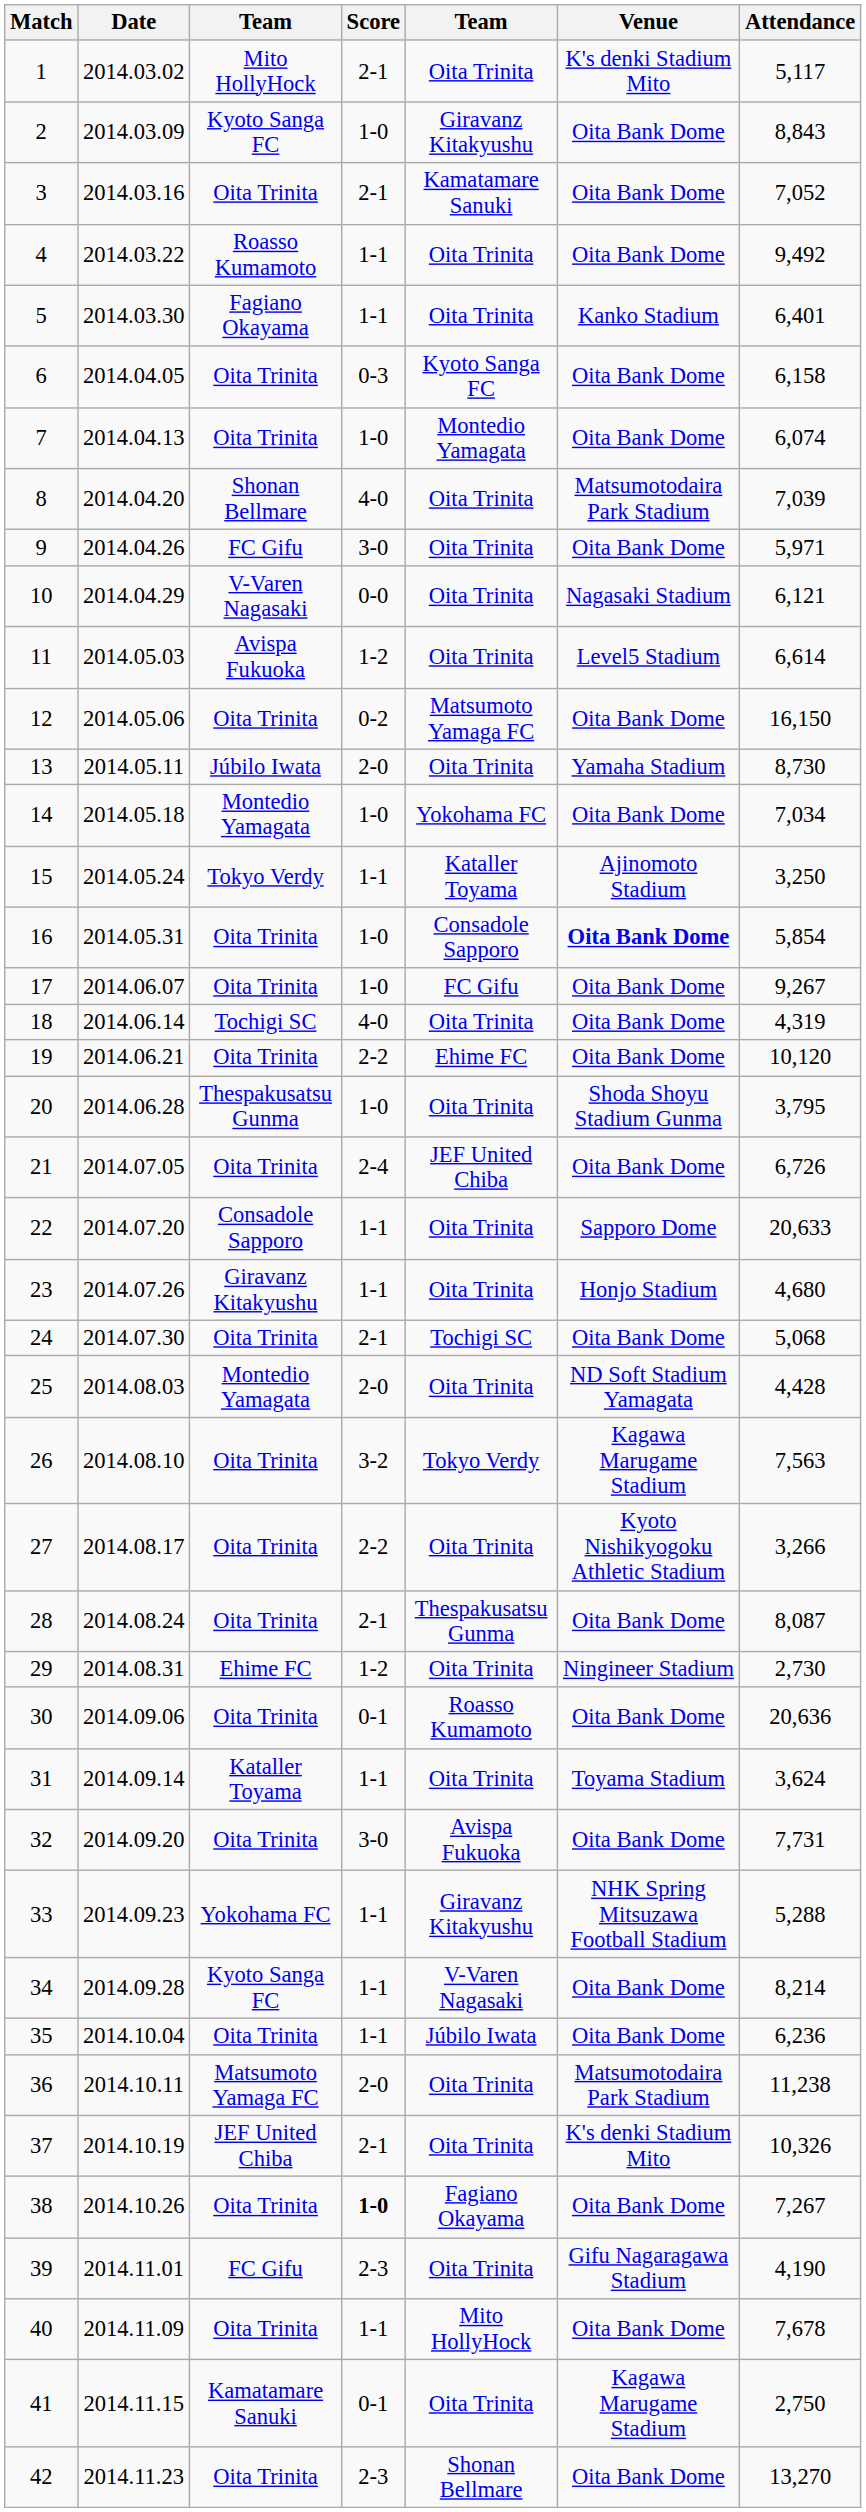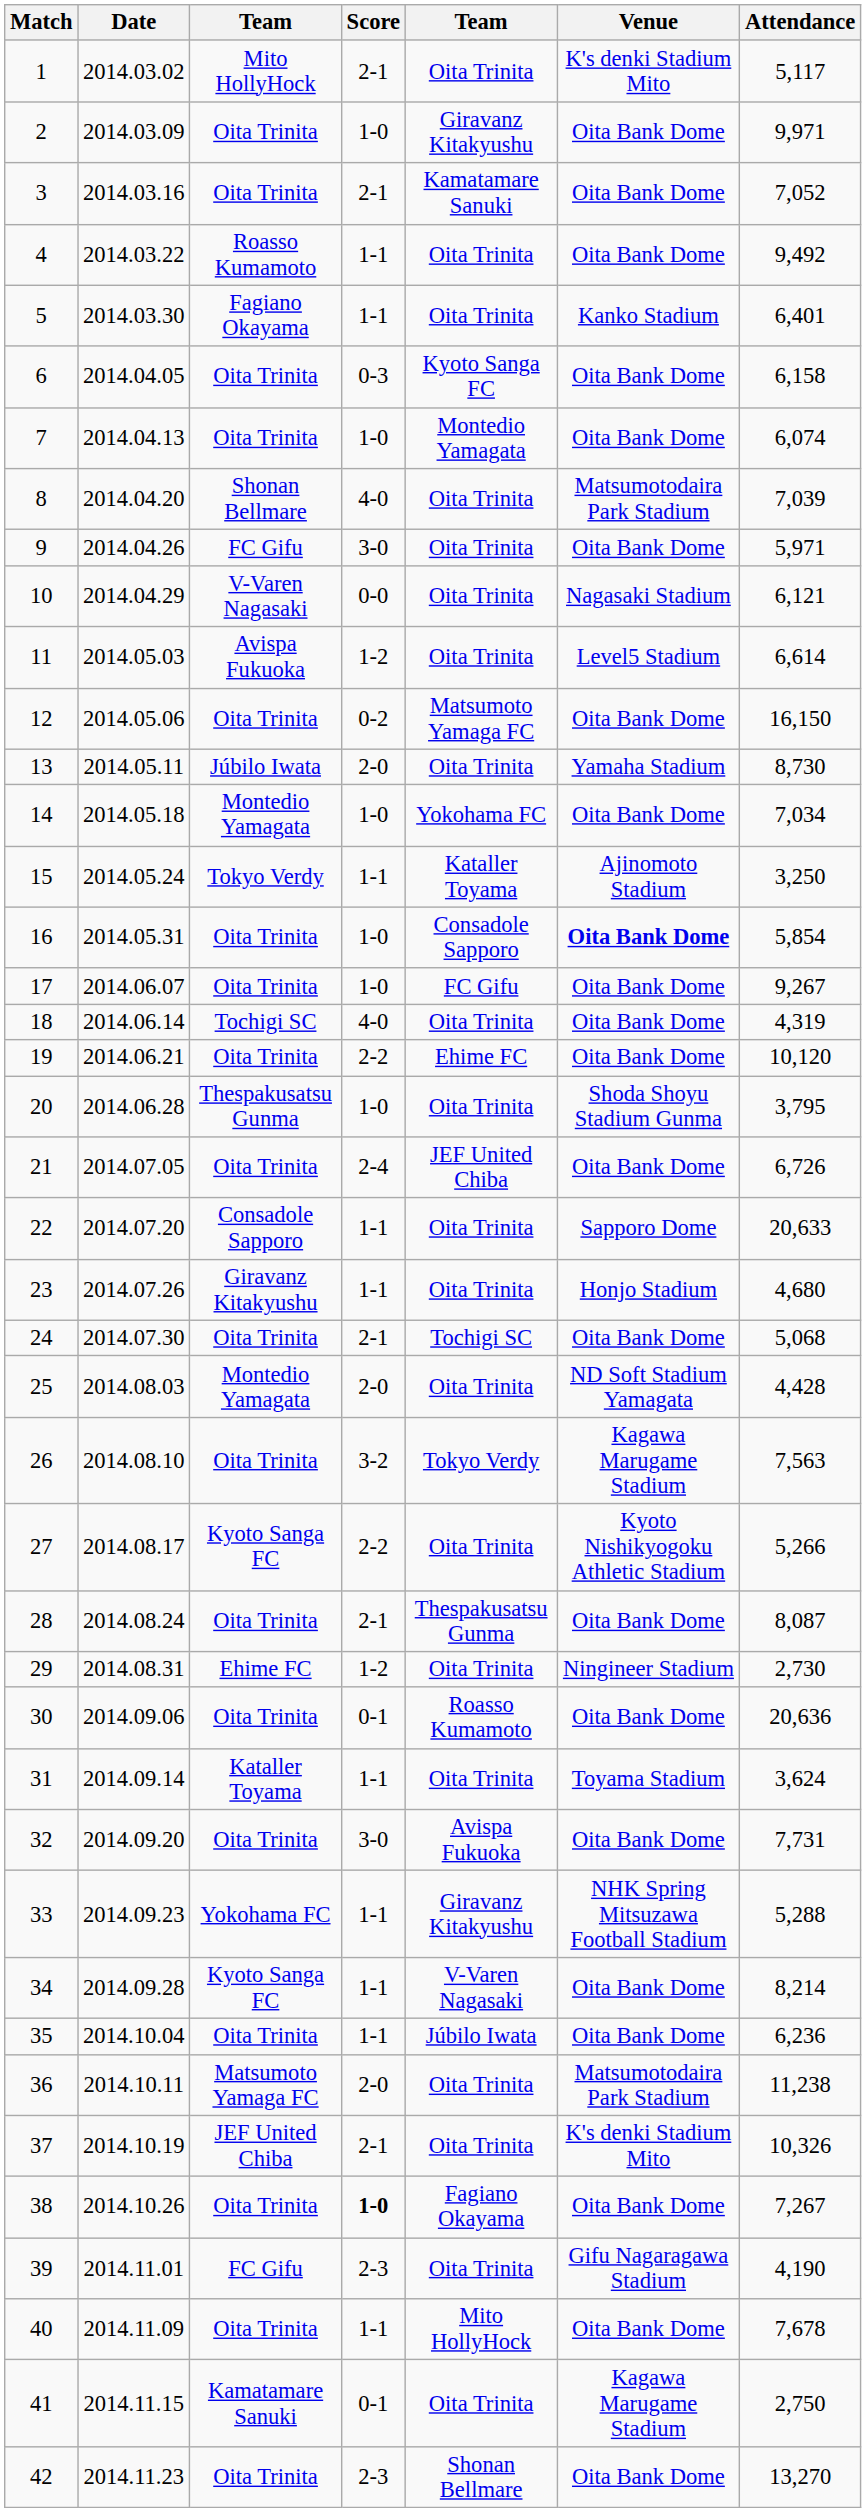(266, 132) Kyoto Sanga FC -> (266, 132) Oita Trinita
(800, 132) 8,843 -> (800, 132) 9,971
(266, 1546) Oita Trinita -> (266, 1546) Kyoto Sanga FC
(800, 1546) 3,266 -> (800, 1546) 5,266
